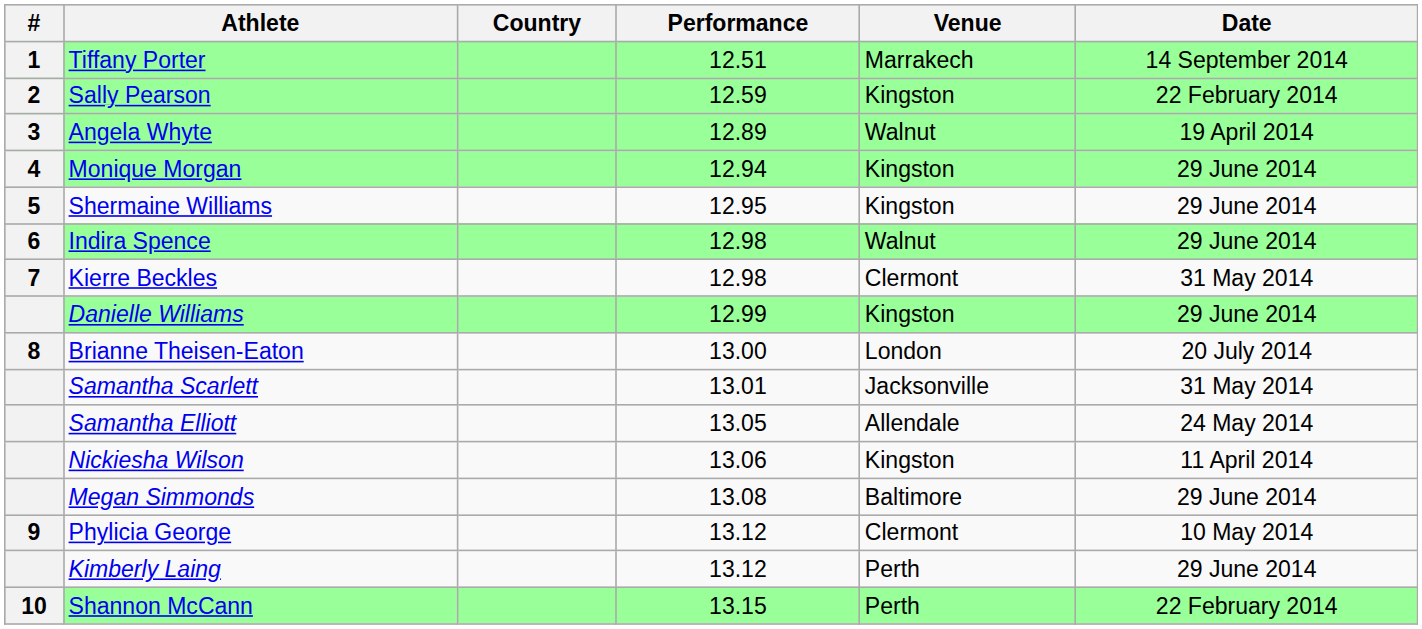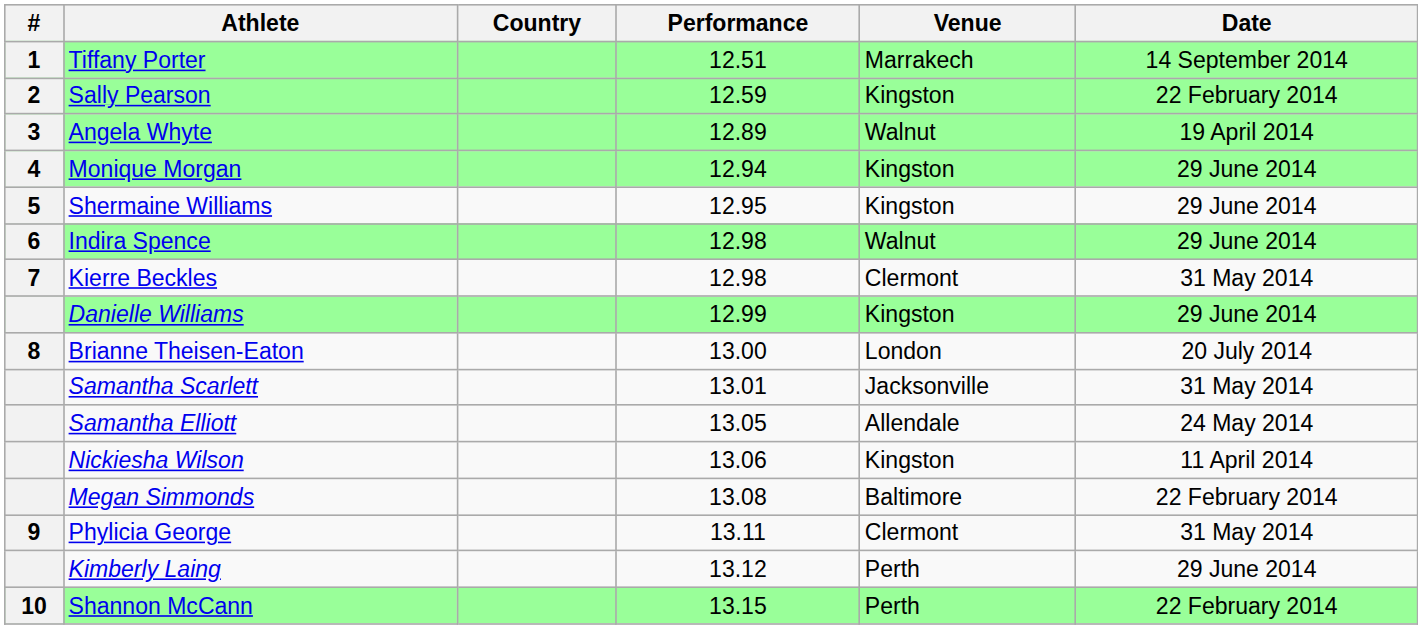(1247, 497) 29 June 2014 -> (1247, 497) 22 February 2014
(738, 533) 13.12 -> (738, 533) 13.11
(1247, 533) 10 May 2014 -> (1247, 533) 31 May 2014
